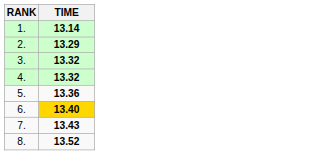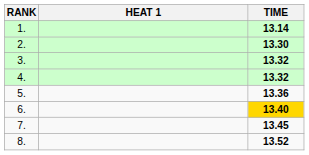+ column: (143, 13)
(67, 45) 13.29 -> (276, 45) 13.30
(67, 126) 13.43 -> (276, 126) 13.45
